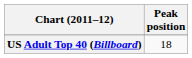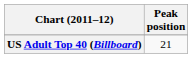(166, 44) 18 -> (166, 44) 21
